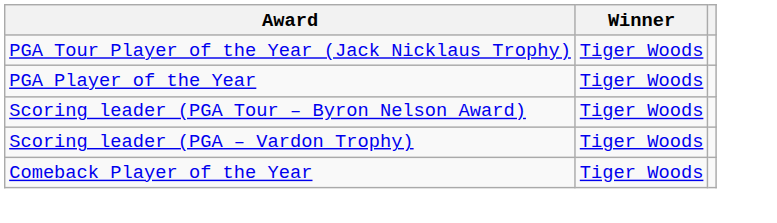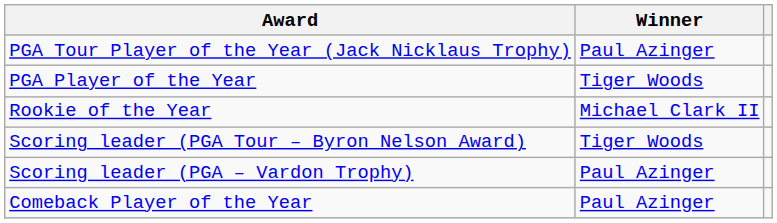(642, 50) Tiger Woods -> (647, 50) Paul Azinger
+ row: (110, 112)
(642, 142) Tiger Woods -> (647, 173) Paul Azinger
(642, 173) Tiger Woods -> (647, 203) Paul Azinger
